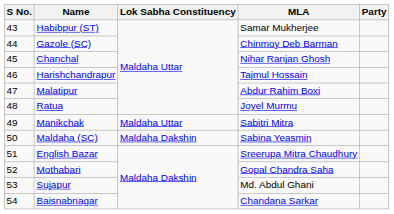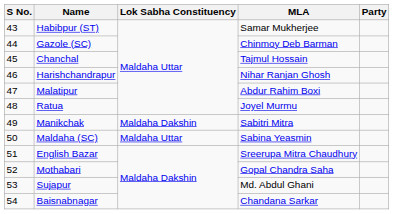(285, 59) Nihar Ranjan Ghosh -> (274, 59) Tajmul Hossain
(274, 75) Tajmul Hossain -> (285, 75) Nihar Ranjan Ghosh
(151, 122) Maldaha Uttar -> (158, 122) Maldaha Dakshin
(158, 138) Maldaha Dakshin -> (151, 138) Maldaha Uttar
